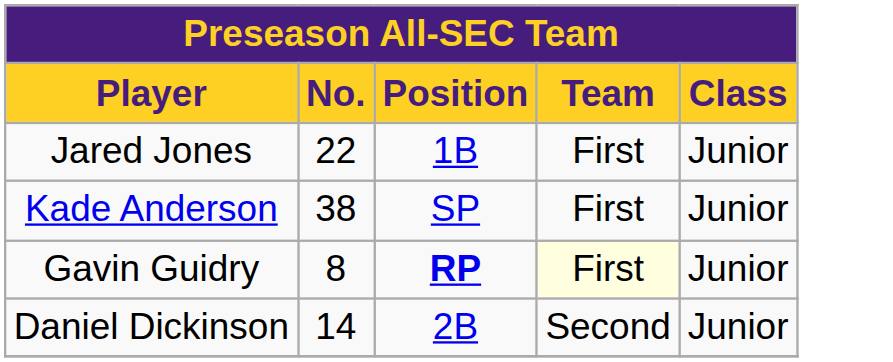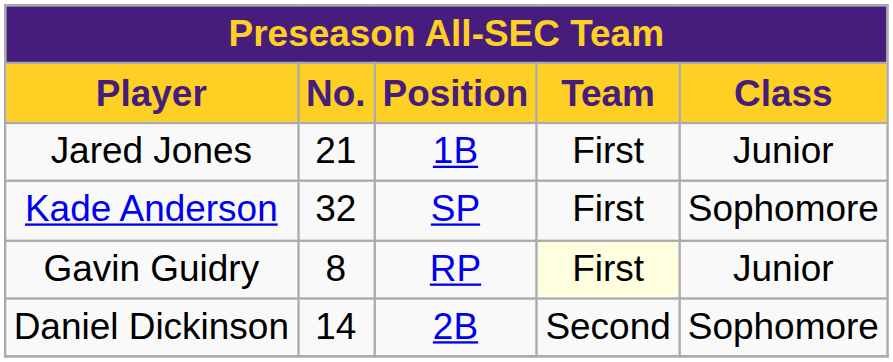(336, 151) 22 -> (336, 151) 21
(336, 209) 38 -> (336, 209) 32
(738, 209) Junior -> (783, 209) Sophomore
(455, 268) bold -> (455, 268) normal
(738, 326) Junior -> (783, 326) Sophomore
